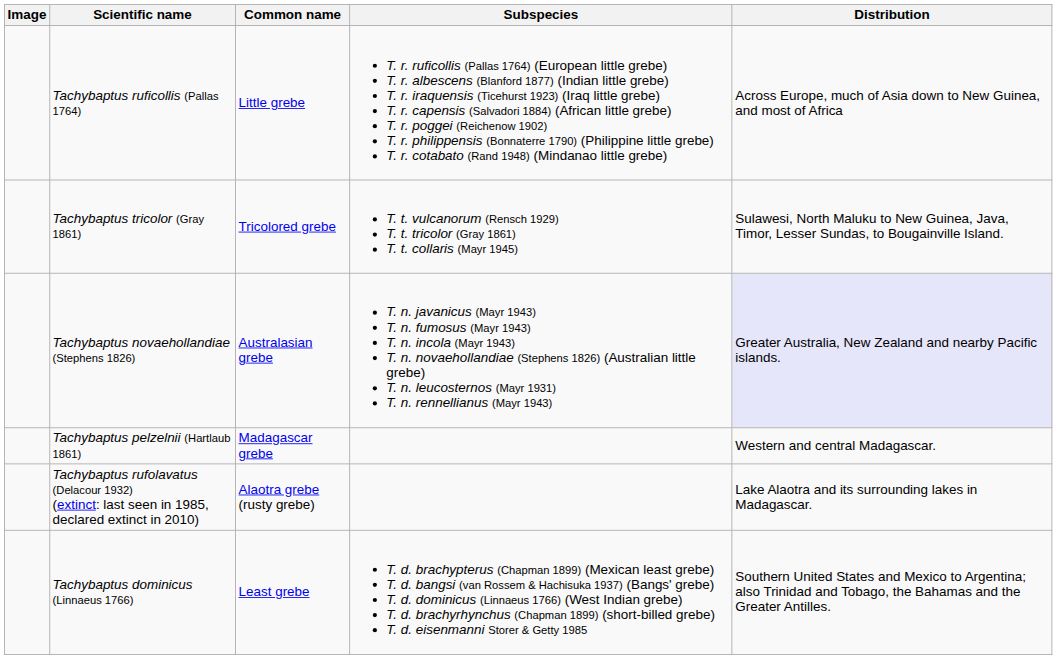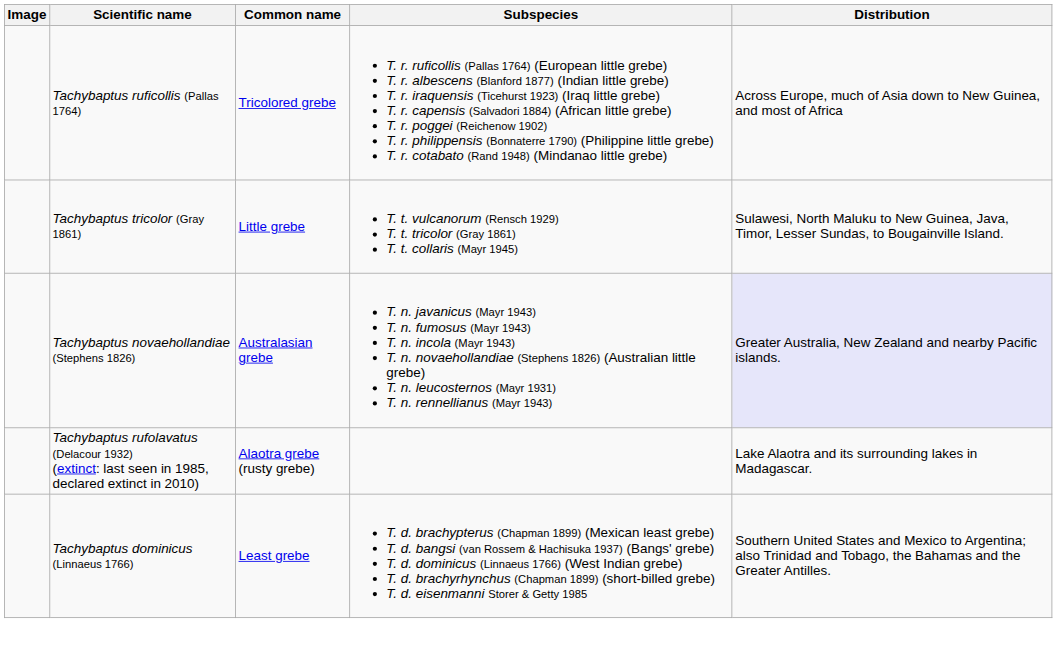(272, 102) Little grebe -> (287, 102) Tricolored grebe
(287, 226) Tricolored grebe -> (272, 226) Little grebe
- row: (141, 445)
